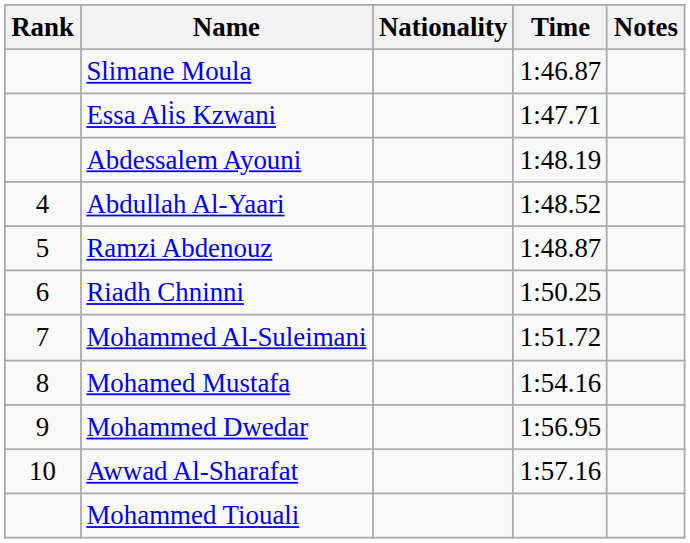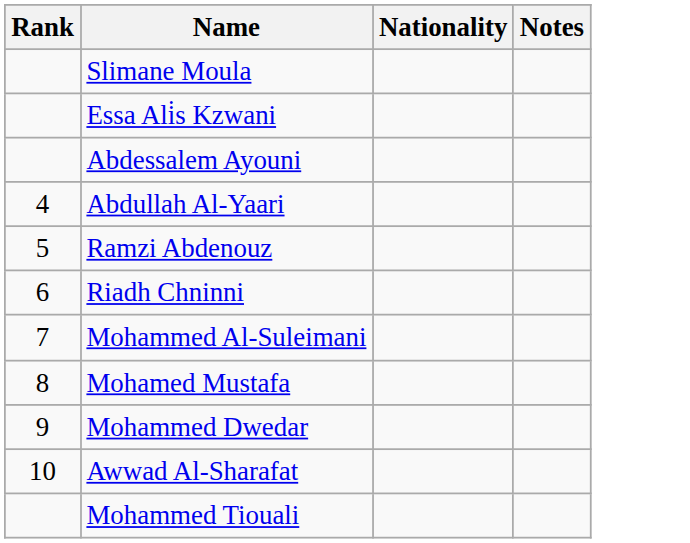- column: (561, 26)
